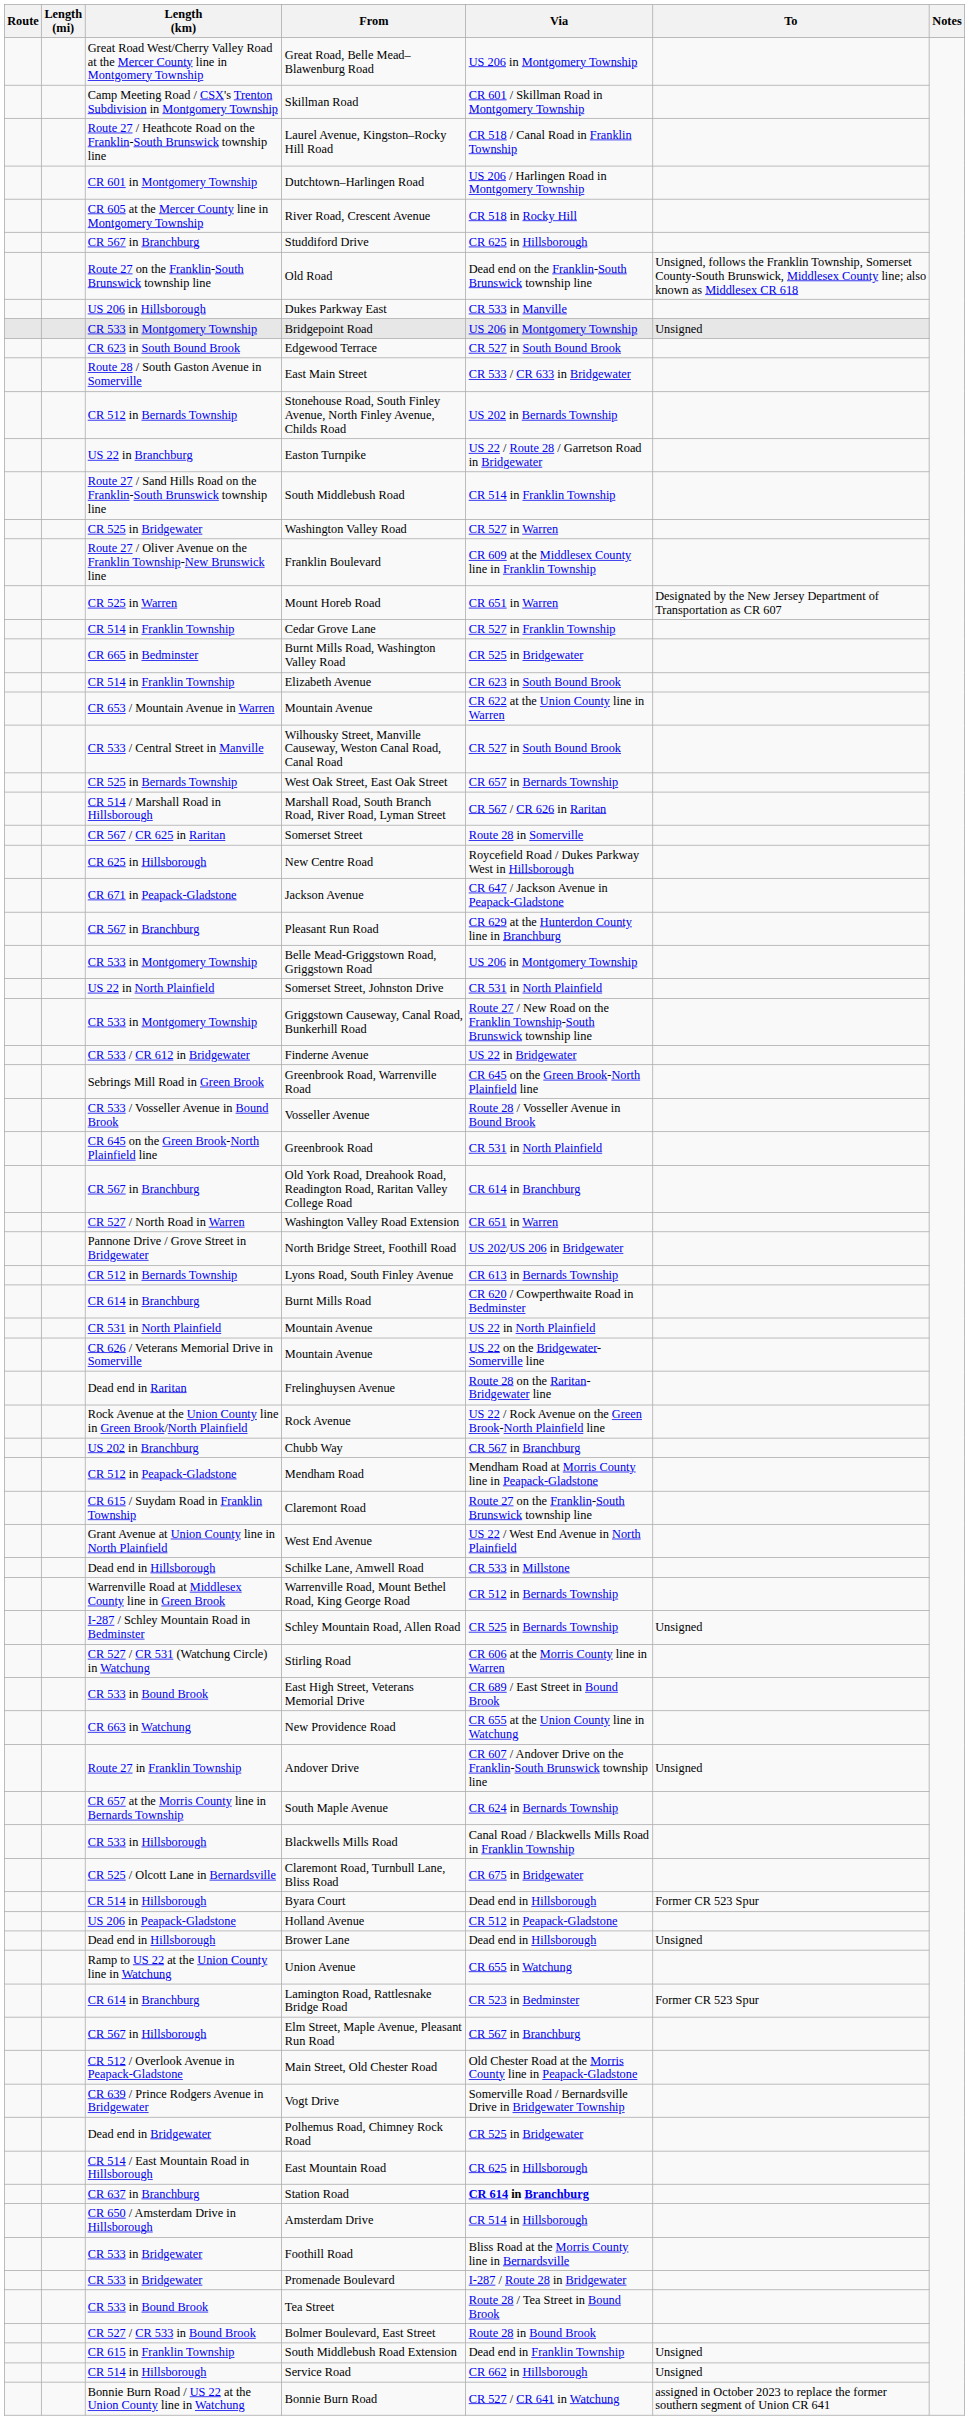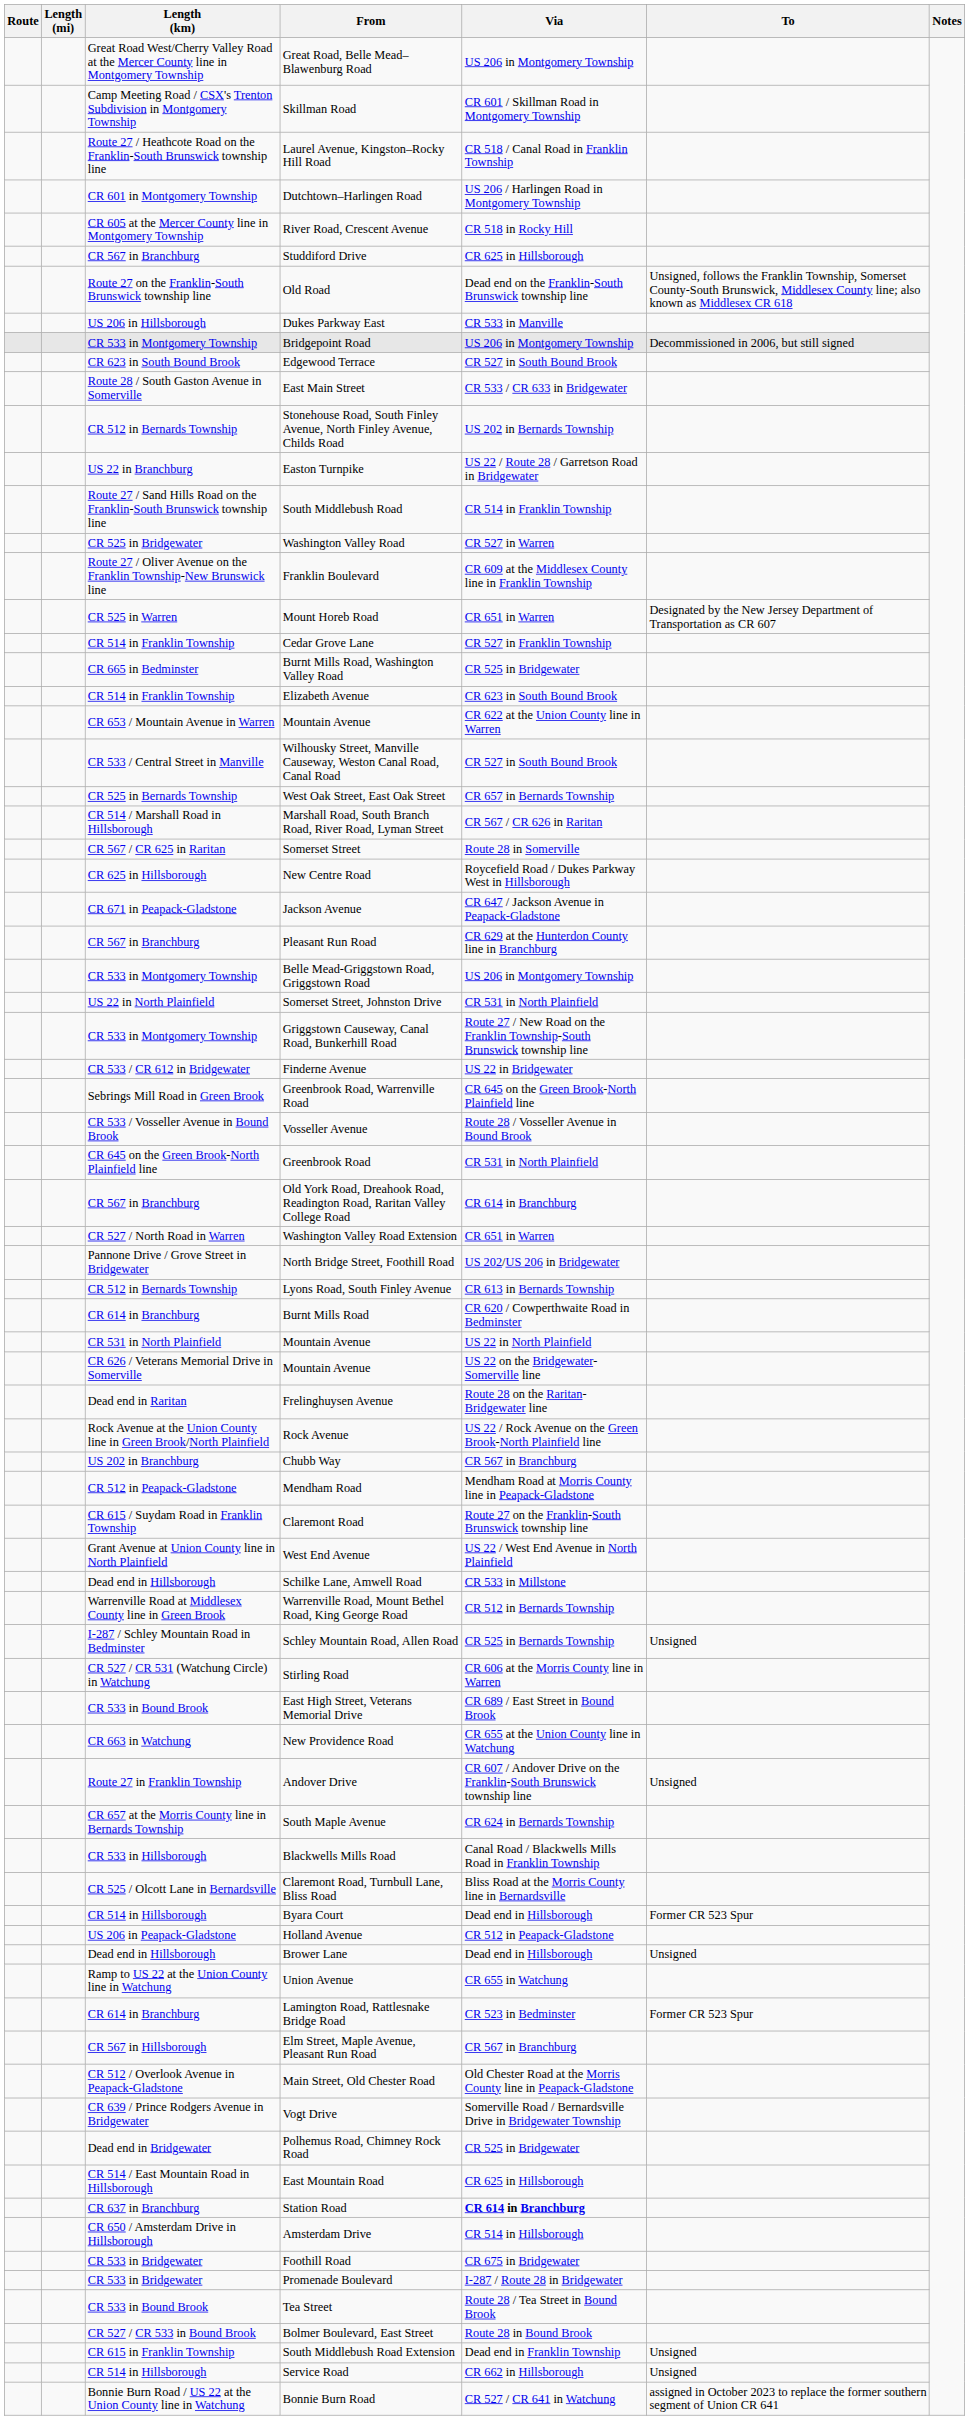(679, 328) Unsigned -> (752, 342) Decommissioned in 2006, but still signed
(526, 1875) CR 675 in Bridgewater -> (545, 1889) Bliss Road at the Morris County line in Bernardsville
(549, 2253) Bliss Road at the Morris County line in Bernardsville -> (522, 2260) CR 675 in Bridgewater
